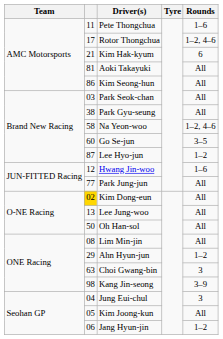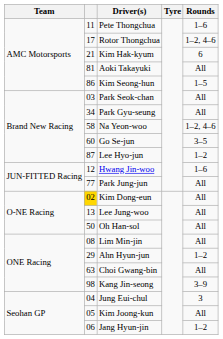(200, 83) All -> (200, 83) 1–5
(90, 111) 38 -> (90, 111) 34
(200, 269) 3 -> (200, 269) All
